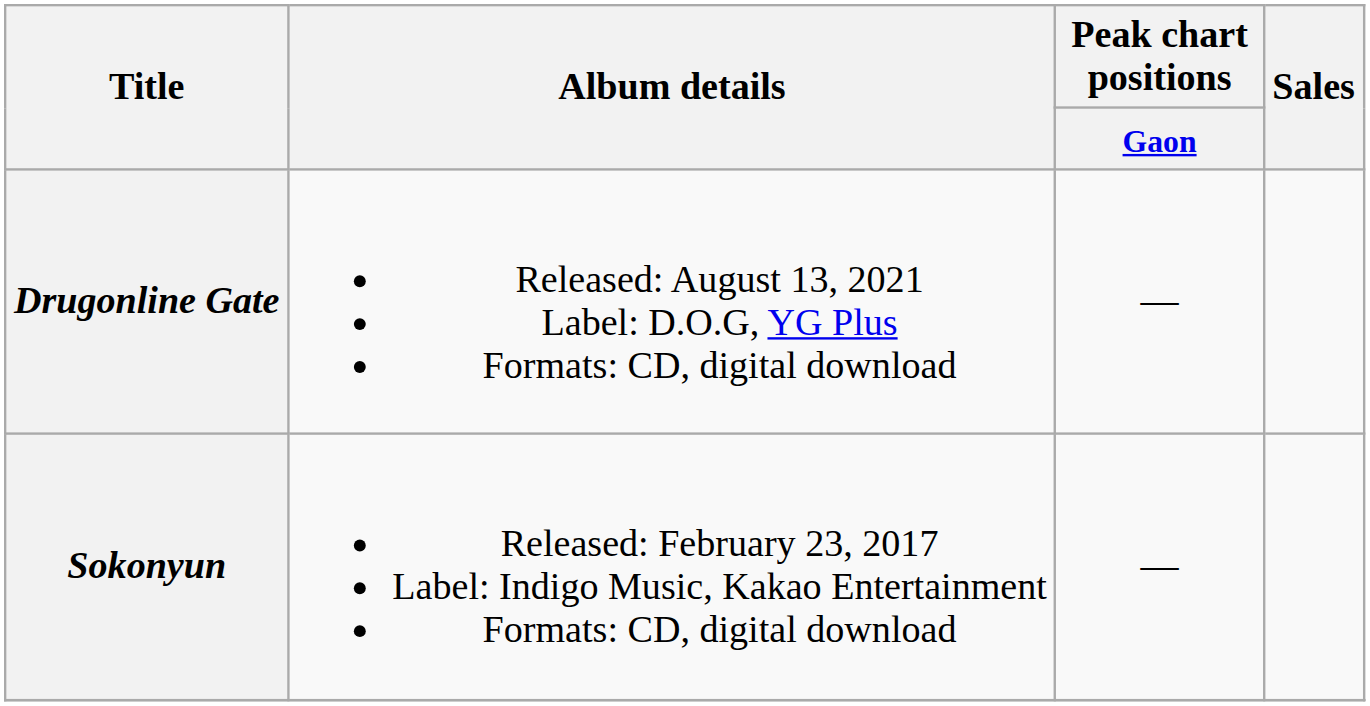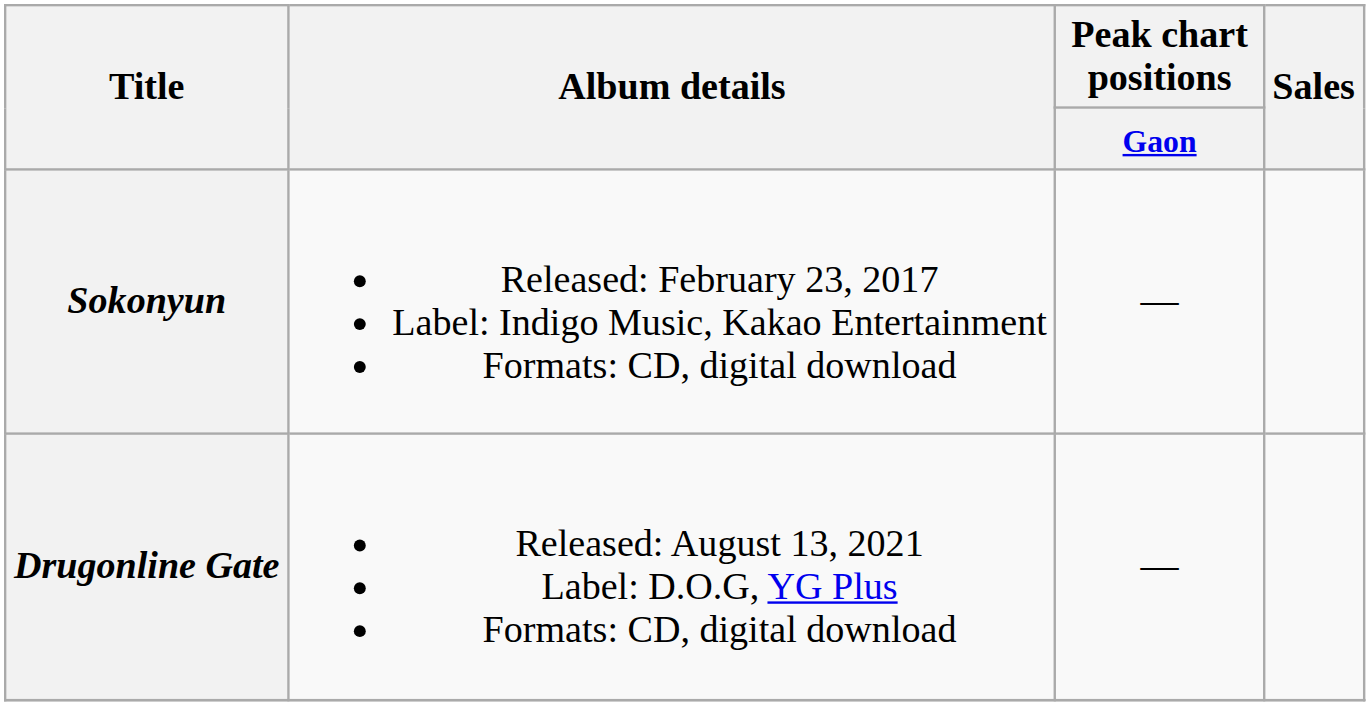rows swapped: (147, 565) <-> (147, 300)
